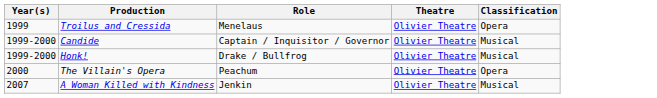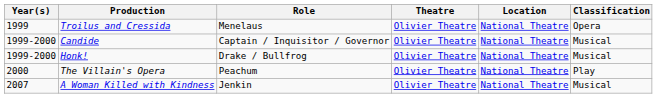+ column: (525, 12)
(494, 71) Opera -> (584, 71) Play
